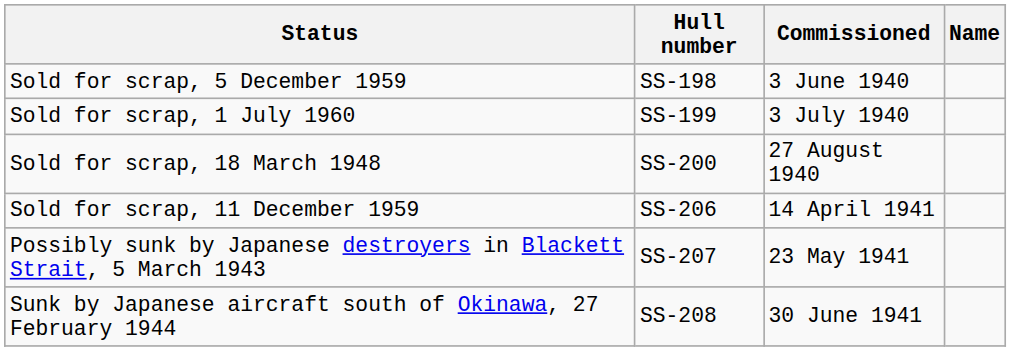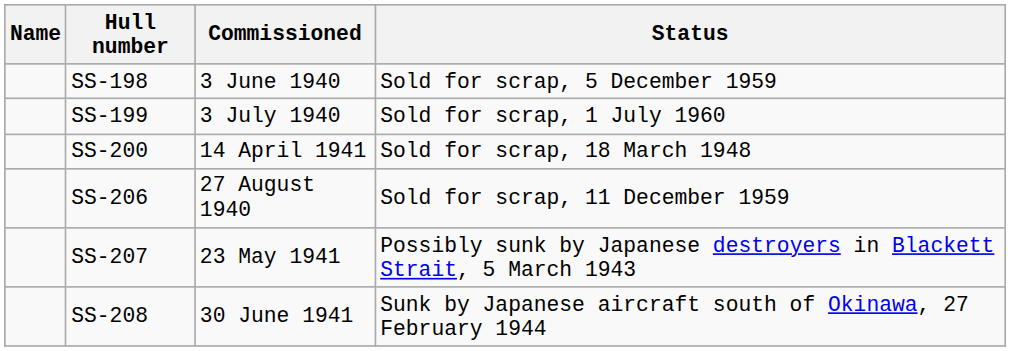columns swapped: (975, 34) <-> (320, 34)
(826, 163) 27 August 1940 -> (283, 151) 14 April 1941
(852, 210) 14 April 1941 -> (257, 198) 27 August 1940
